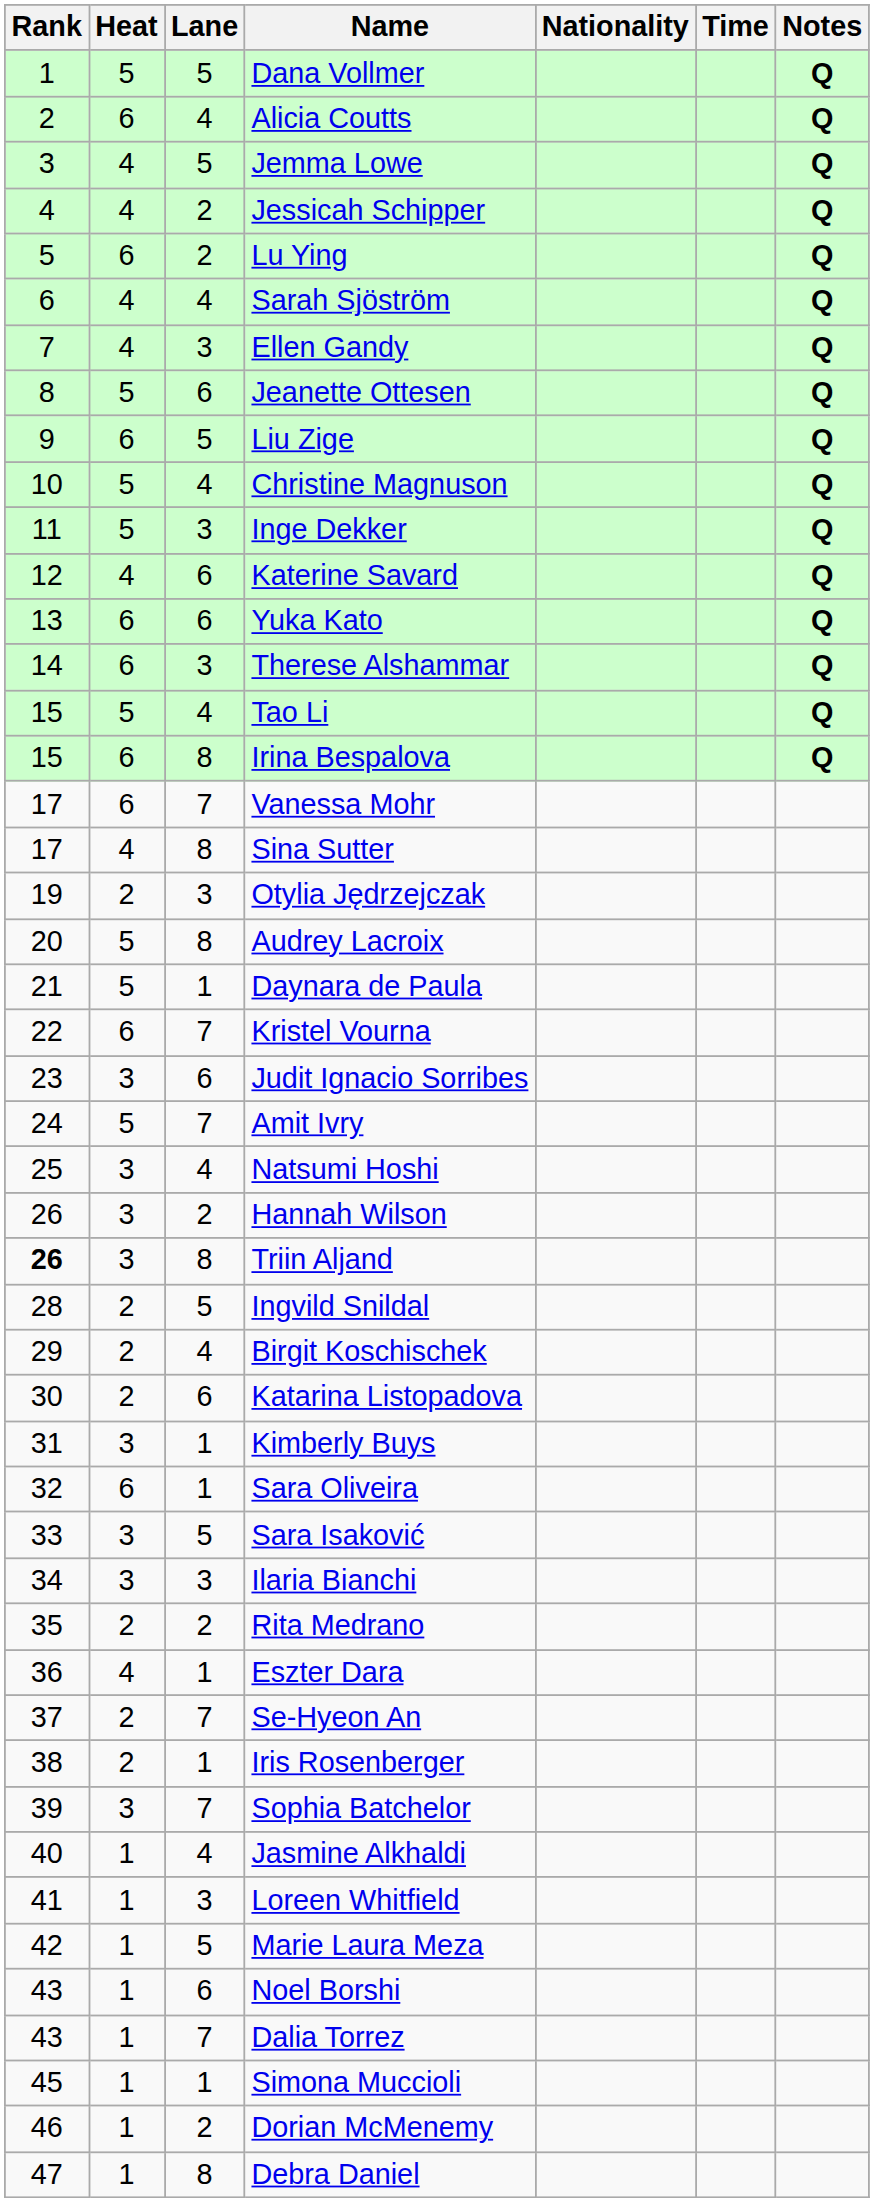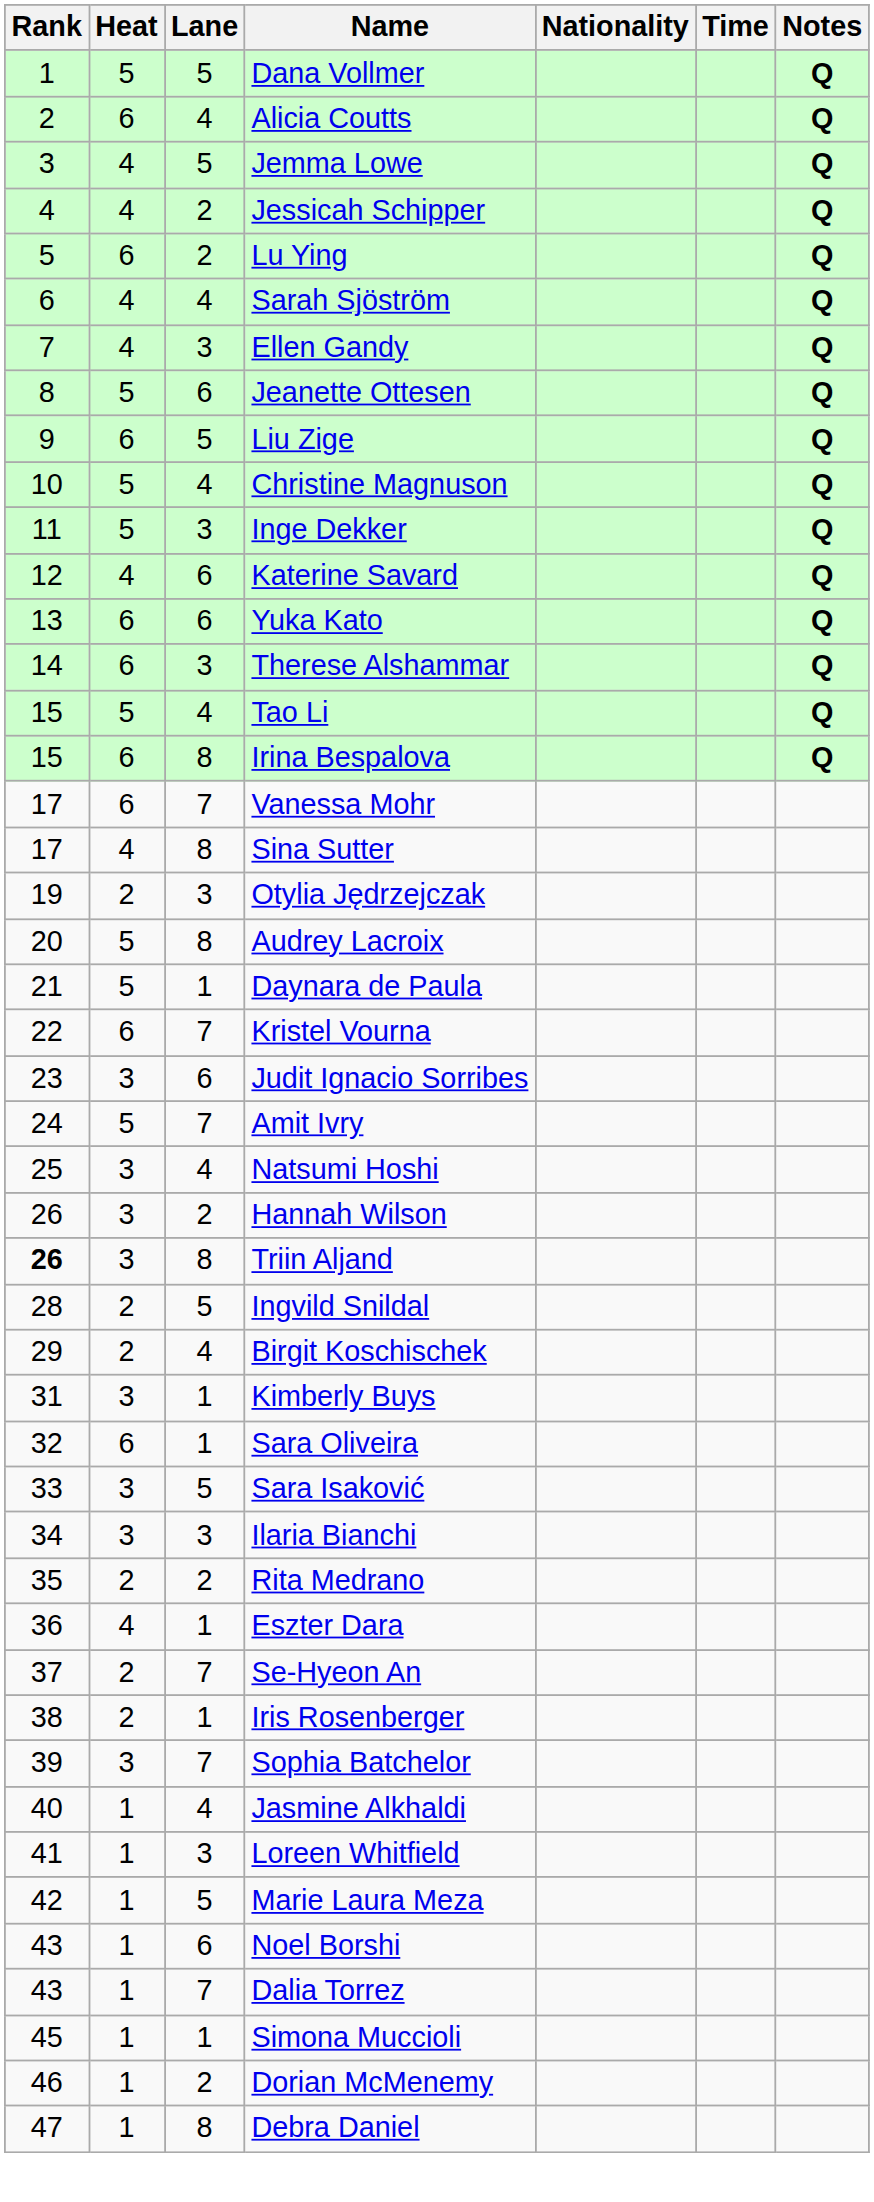- row: (387, 1397)
